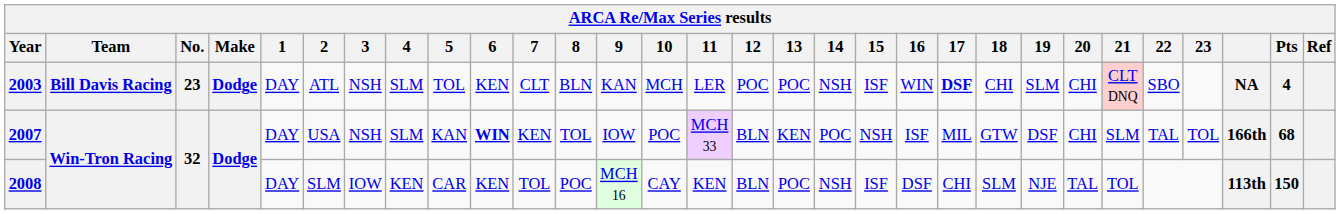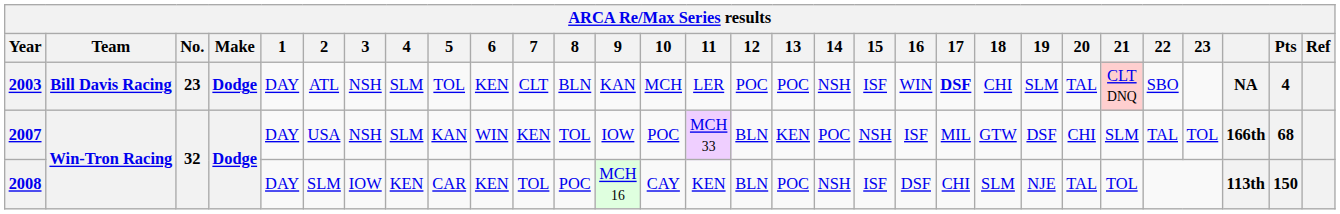(1083, 85) CHI -> (1082, 85) TAL
(492, 134) bold -> (492, 134) normal
